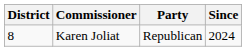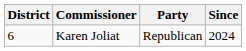(11, 35) 8 -> (11, 35) 6
